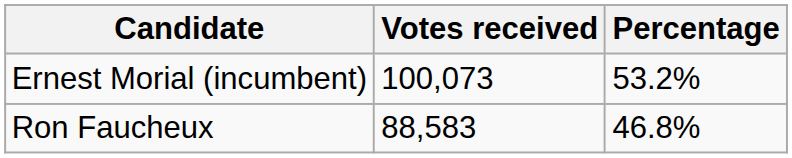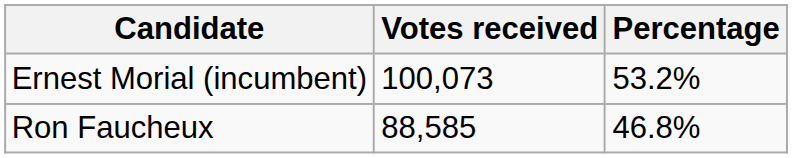(429, 127) 88,583 -> (429, 127) 88,585
